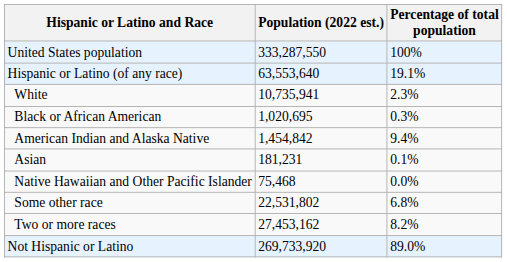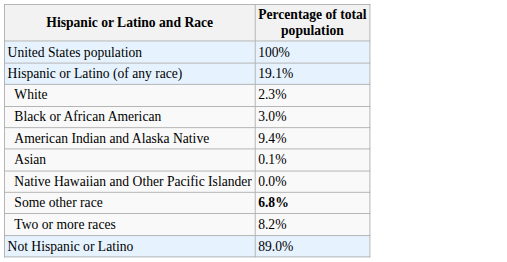- column: (321, 22)
(404, 116) 0.3% -> (272, 116) 3.0%
(404, 203) normal -> (273, 203) bold
